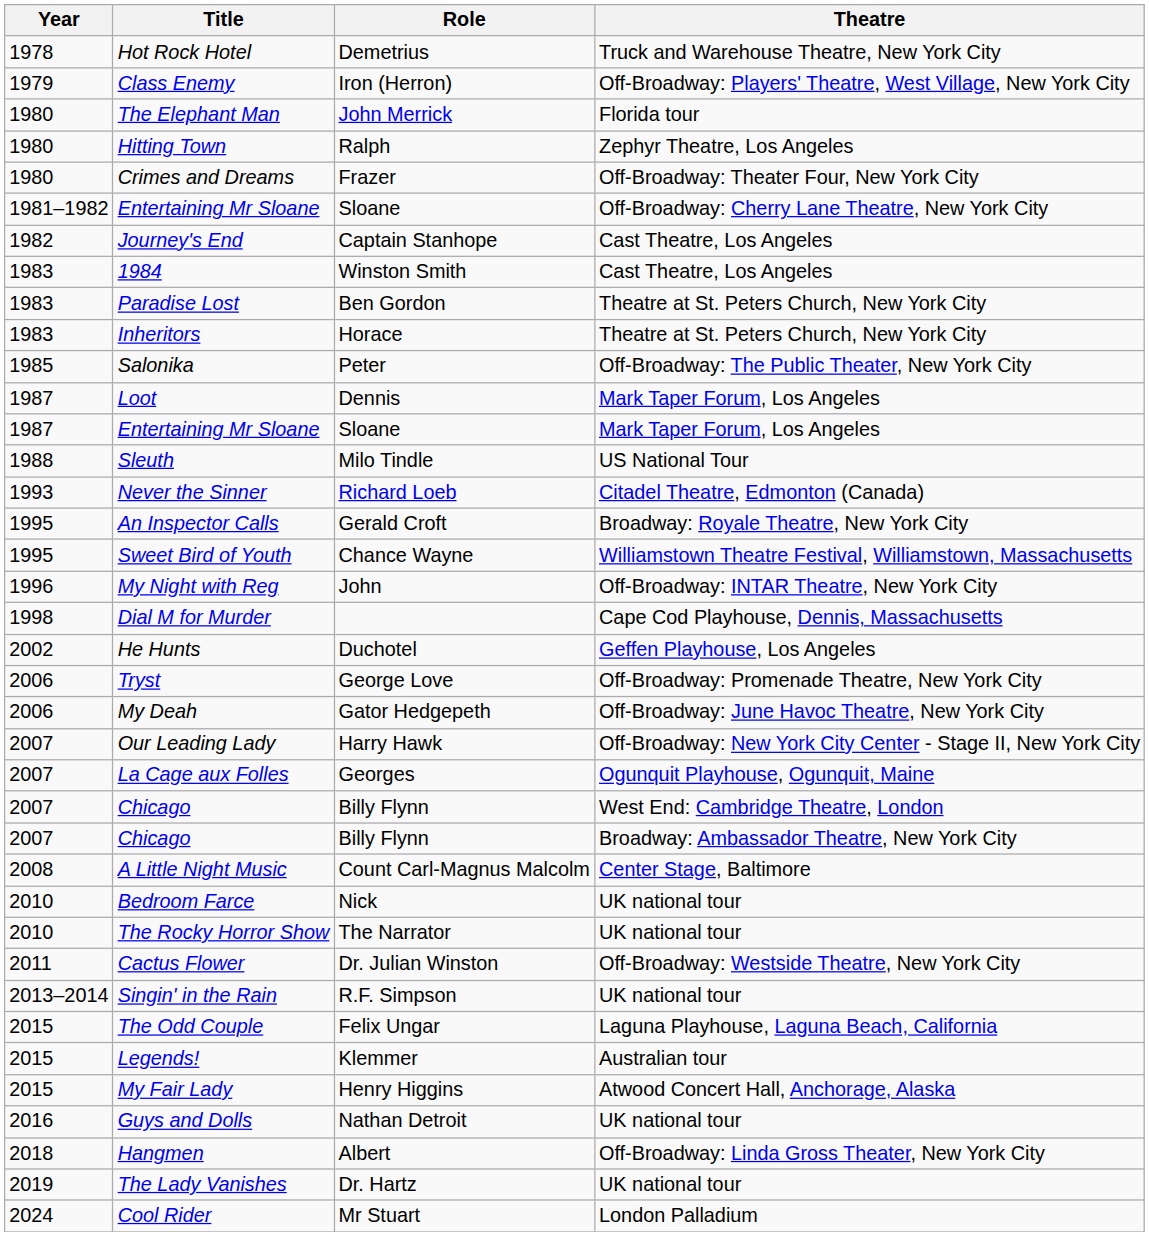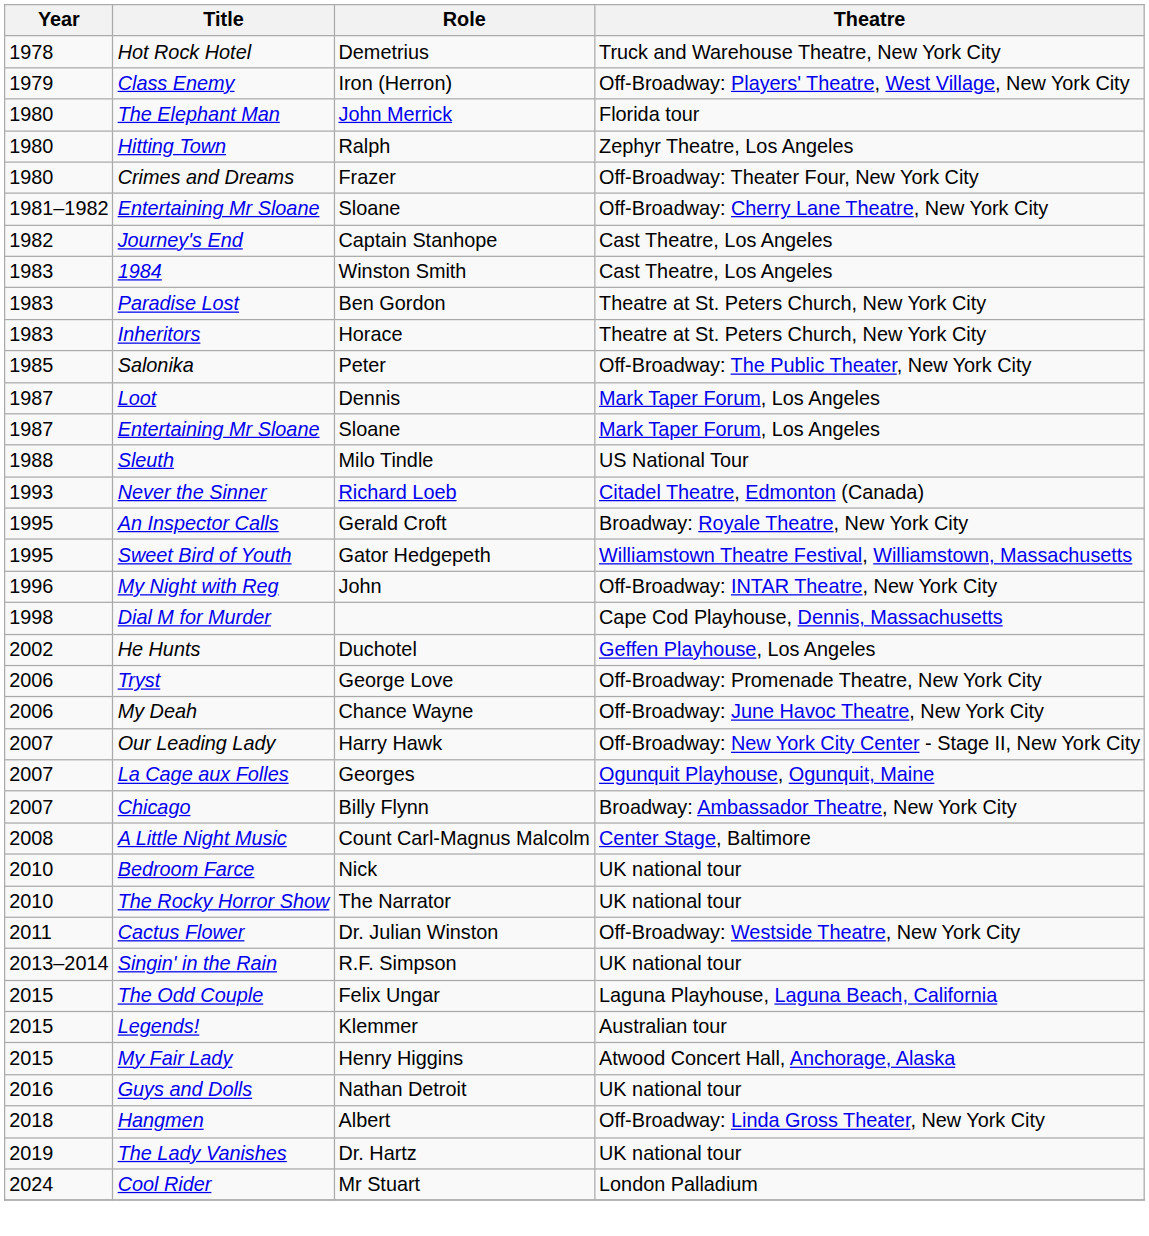(406, 555) Chance Wayne -> (415, 555) Gator Hedgepeth
(415, 712) Gator Hedgepeth -> (406, 712) Chance Wayne
- row: (154, 806)
